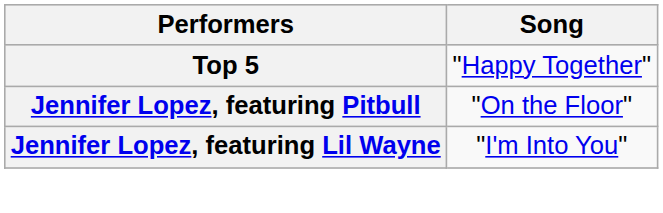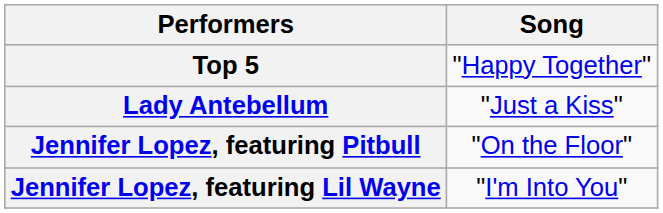+ row: (226, 106)
